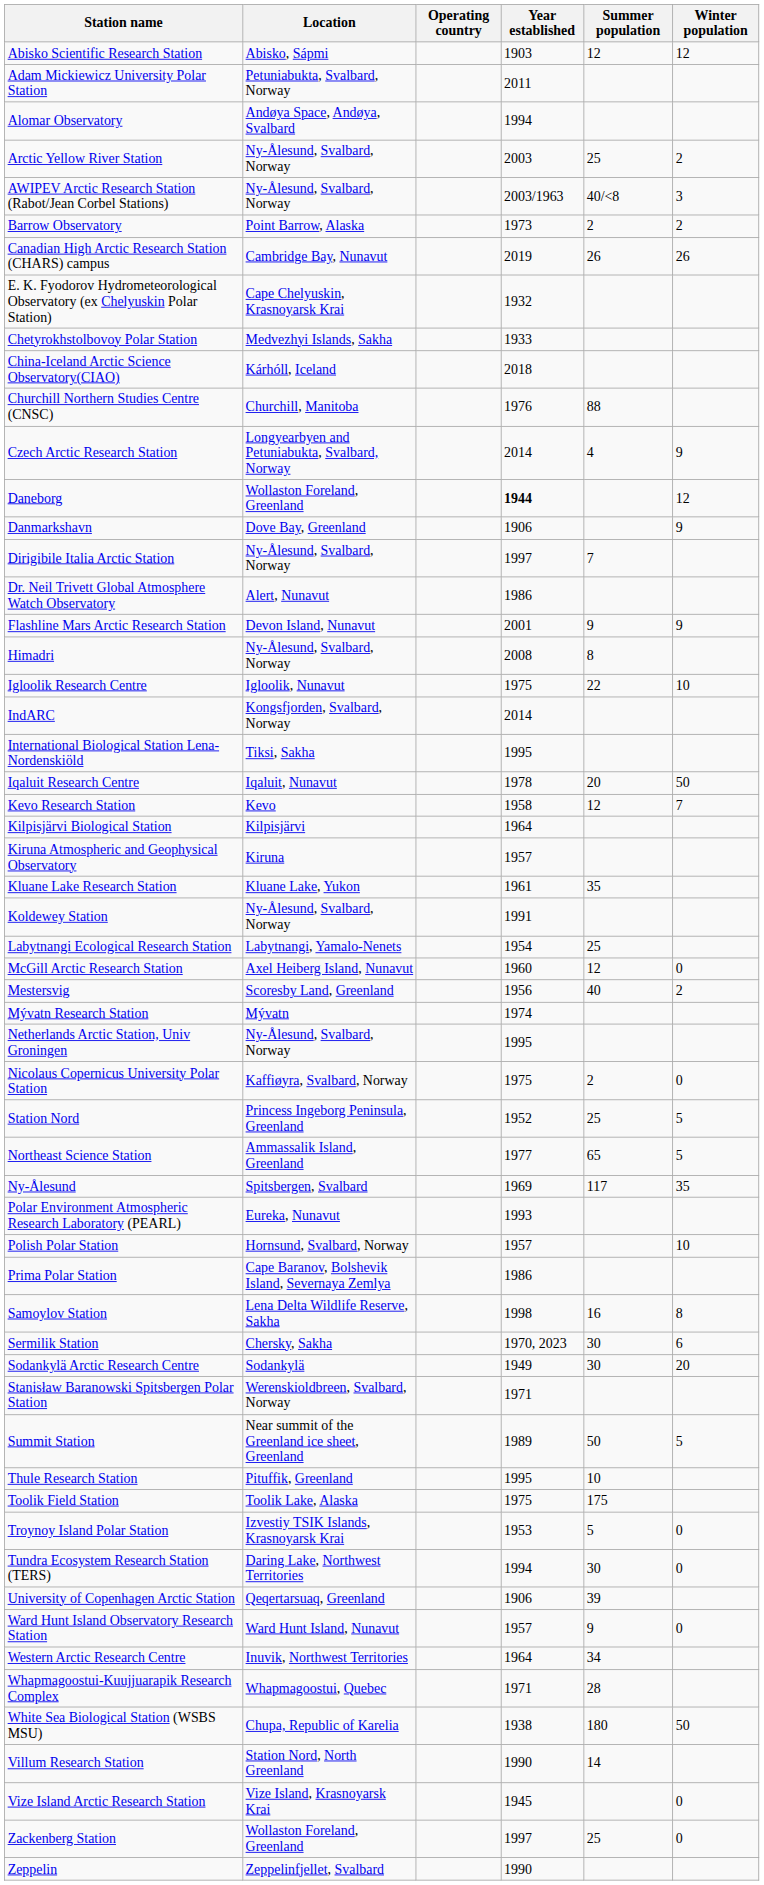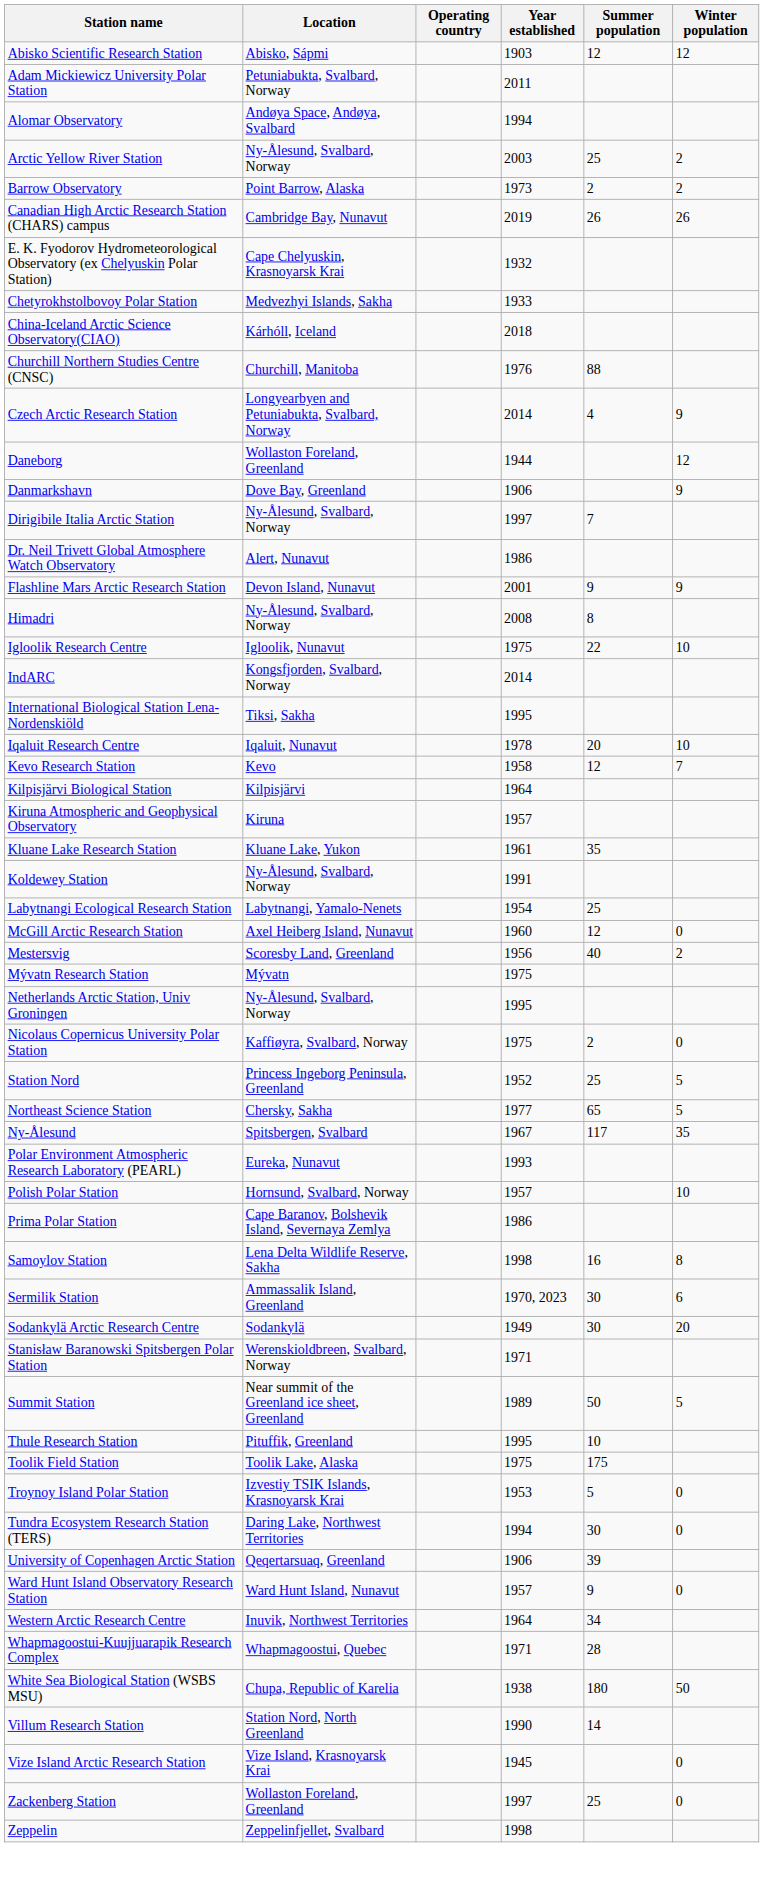- row: (101, 196)
(518, 498) bold -> (518, 460) normal
(683, 783) 50 -> (683, 745) 10
(518, 1013) 1974 -> (518, 975) 1975
(301, 1156) Ammassalik Island, Greenland -> (289, 1110) Chersky, Sakha
(518, 1186) 1969 -> (518, 1132) 1967
(289, 1343) Chersky, Sakha -> (301, 1297) Ammassalik Island, Greenland
(518, 1868) 1990 -> (518, 1831) 1998
